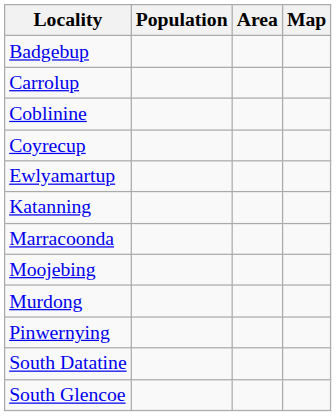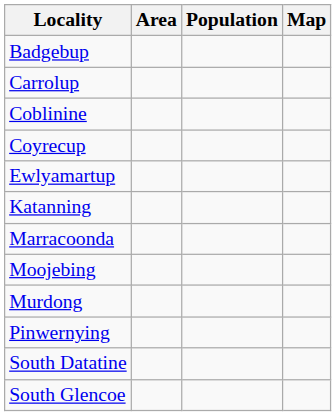columns swapped: (182, 20) <-> (257, 20)
